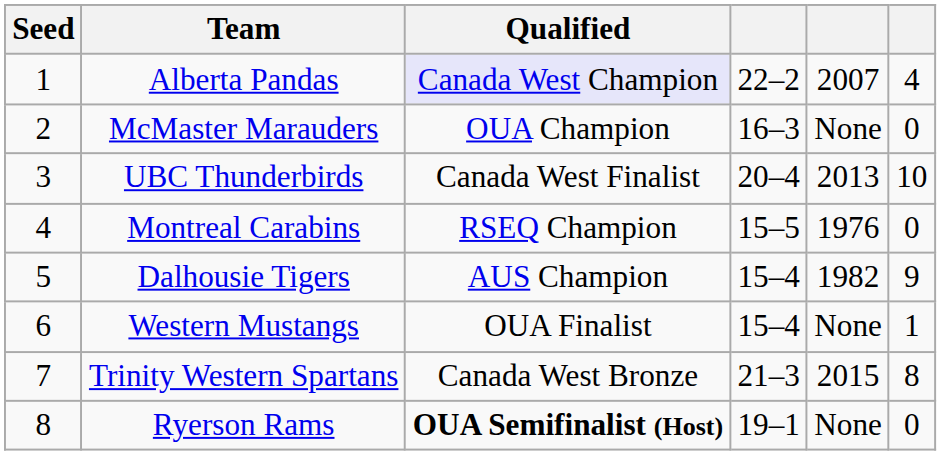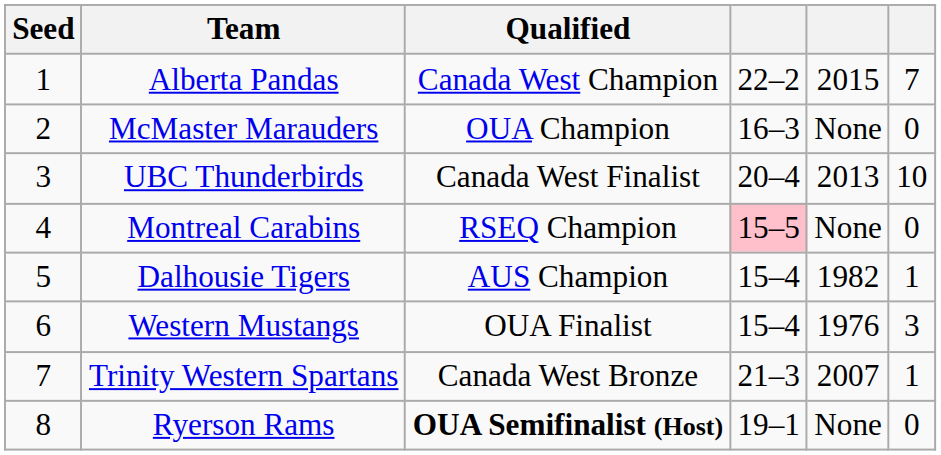(568, 78) lavender background -> (568, 78) no background
(848, 78) 2007 -> (848, 78) 2015
(912, 78) 4 -> (912, 78) 7
(769, 227) no background -> (769, 227) pink background
(848, 227) 1976 -> (848, 227) None
(912, 276) 9 -> (912, 276) 1
(848, 326) None -> (848, 326) 1976
(912, 326) 1 -> (912, 326) 3
(848, 375) 2015 -> (848, 375) 2007
(912, 375) 8 -> (912, 375) 1
